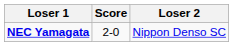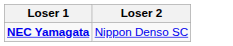- column: (111, 13)
